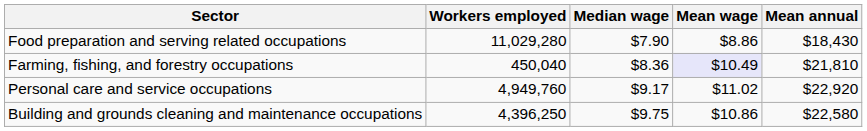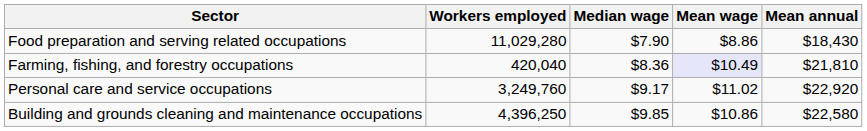(539, 65) 450,040 -> (539, 65) 420,040
(532, 89) 4,949,760 -> (532, 89) 3,249,760
(650, 114) $9.75 -> (650, 114) $9.85
